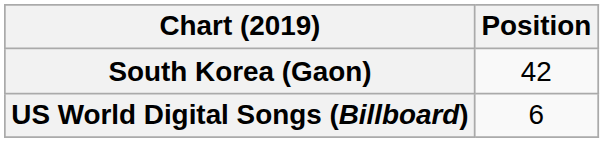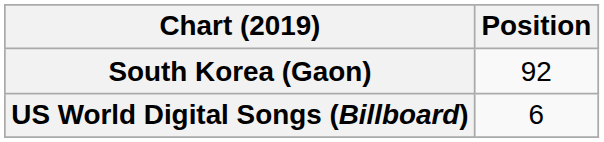(536, 70) 42 -> (536, 70) 92
